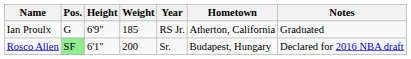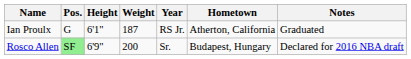(95, 29) 6'9" -> (95, 29) 6'1"
(130, 29) 185 -> (130, 29) 187
(95, 46) 6'1" -> (95, 46) 6'9"
